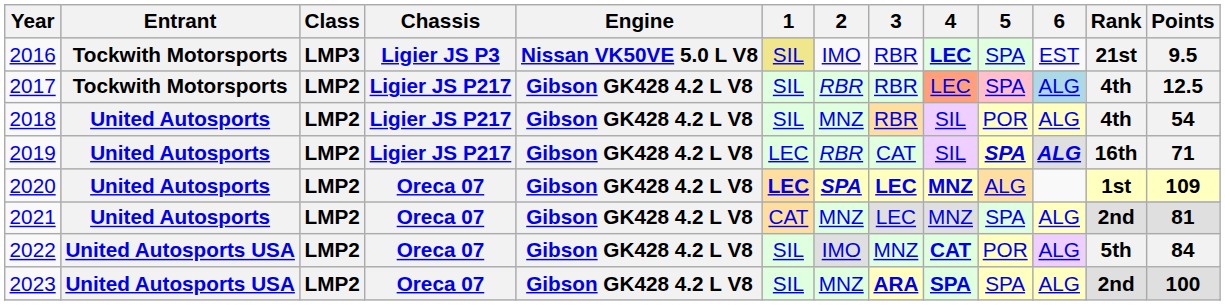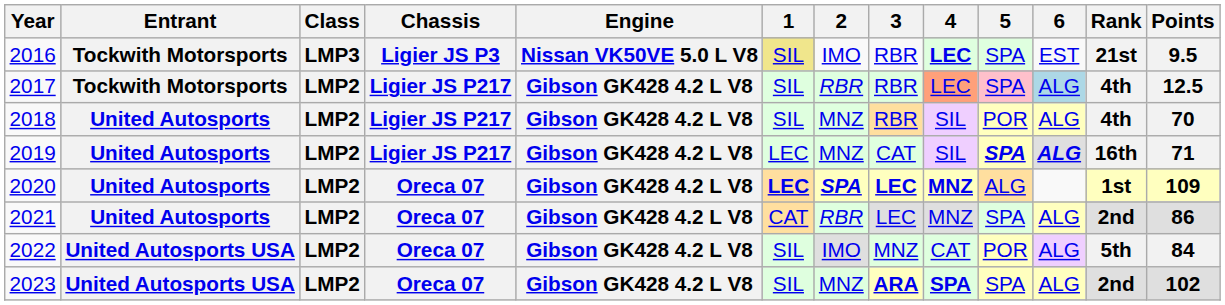(1183, 120) 54 -> (1183, 120) 70
(841, 153) RBR -> (841, 153) MNZ
(841, 218) MNZ -> (841, 218) RBR
(1183, 218) 81 -> (1183, 218) 86
(951, 251) bold -> (951, 251) normal
(1183, 284) 100 -> (1183, 284) 102
